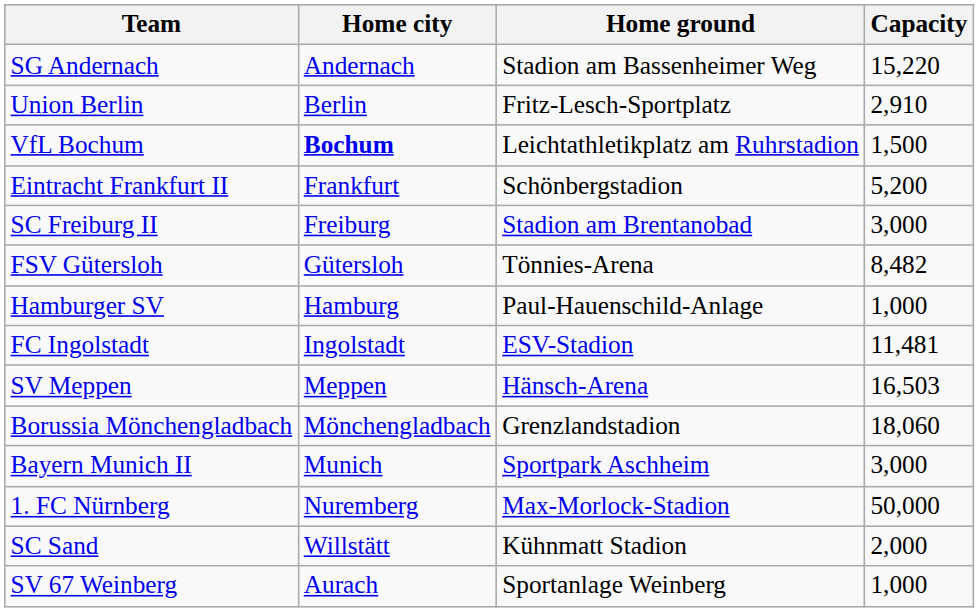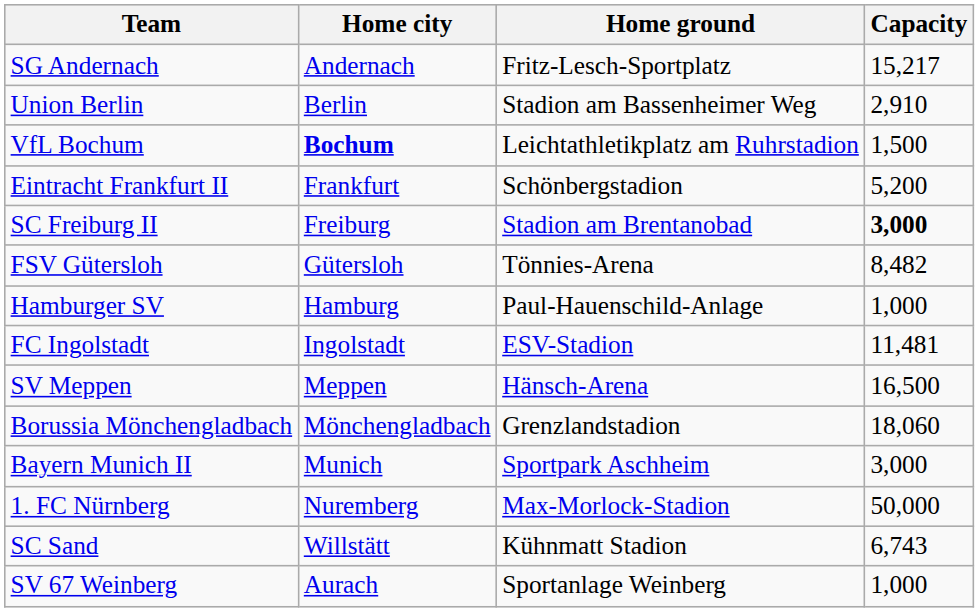(659, 64) Stadion am Bassenheimer Weg -> (617, 64) Fritz-Lesch-Sportplatz
(905, 64) 15,220 -> (905, 64) 15,217
(617, 104) Fritz-Lesch-Sportplatz -> (659, 104) Stadion am Bassenheimer Weg
(899, 225) normal -> (899, 225) bold
(905, 385) 16,503 -> (905, 385) 16,500
(899, 545) 2,000 -> (899, 545) 6,743
